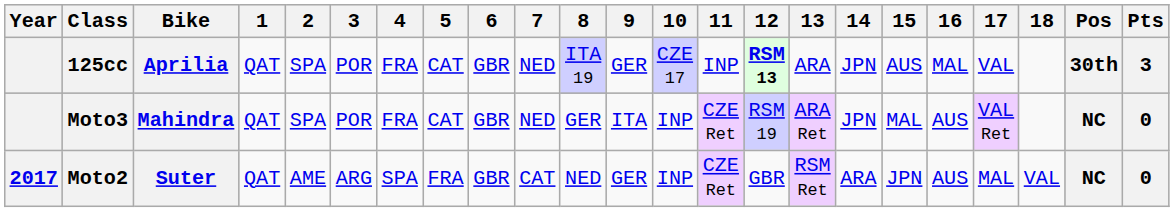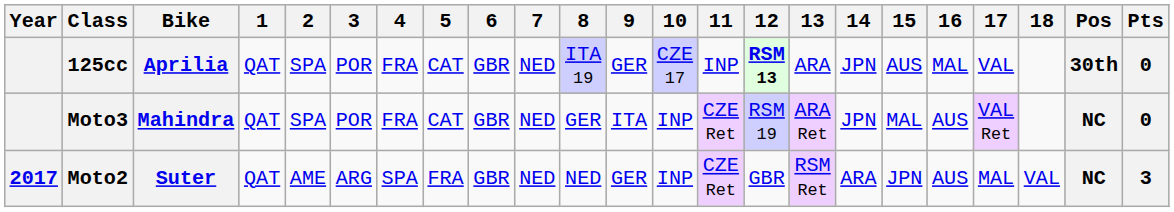(1146, 66) 3 -> (1146, 66) 0
(537, 178) CAT -> (537, 178) NED
(1146, 178) 0 -> (1146, 178) 3
